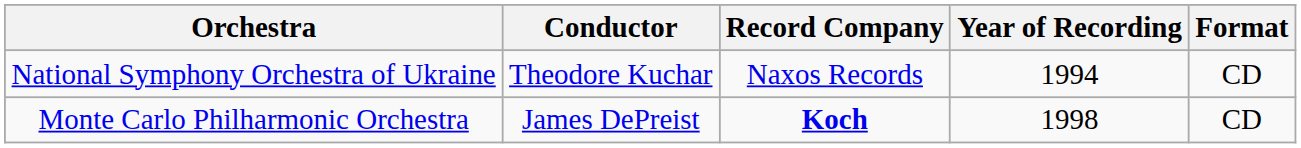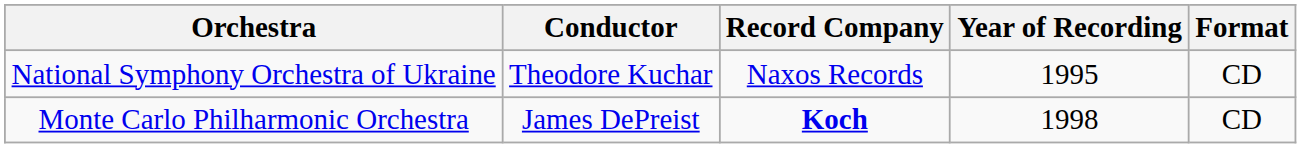(1070, 73) 1994 -> (1070, 73) 1995
